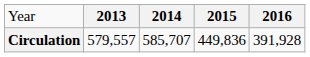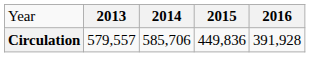(167, 39) 585,707 -> (167, 39) 585,706
